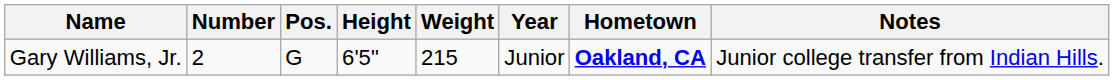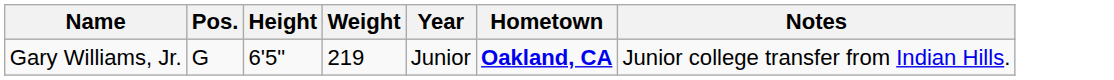- column: (233, 22)
(439, 57) 215 -> (346, 57) 219
